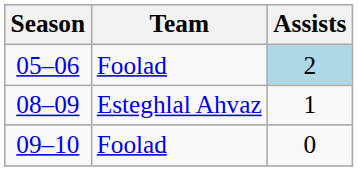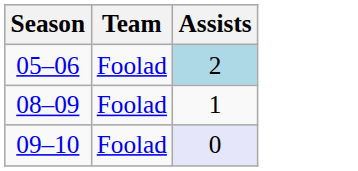(179, 104) Esteghlal Ahvaz -> (132, 104) Foolad
(310, 144) no background -> (215, 144) lavender background
